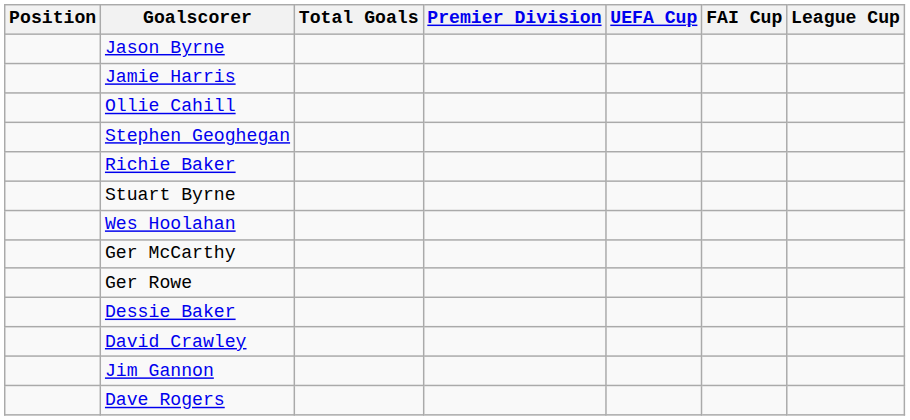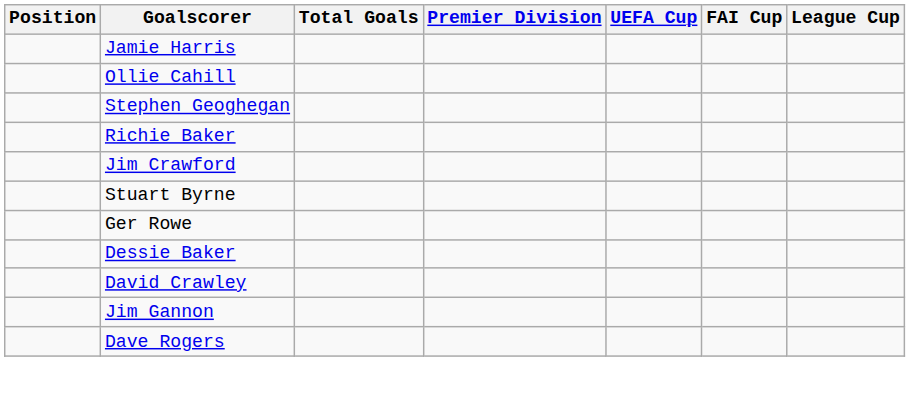- row: (165, 49)
+ row: (170, 166)
- row: (170, 225)
- row: (170, 254)
